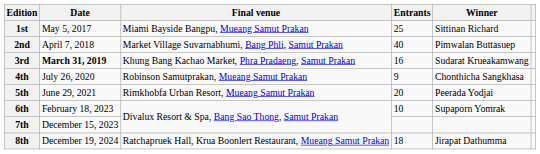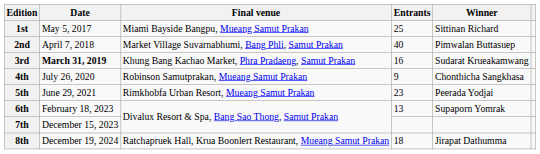(399, 92) 20 -> (399, 92) 23
(399, 108) 10 -> (399, 108) 13
